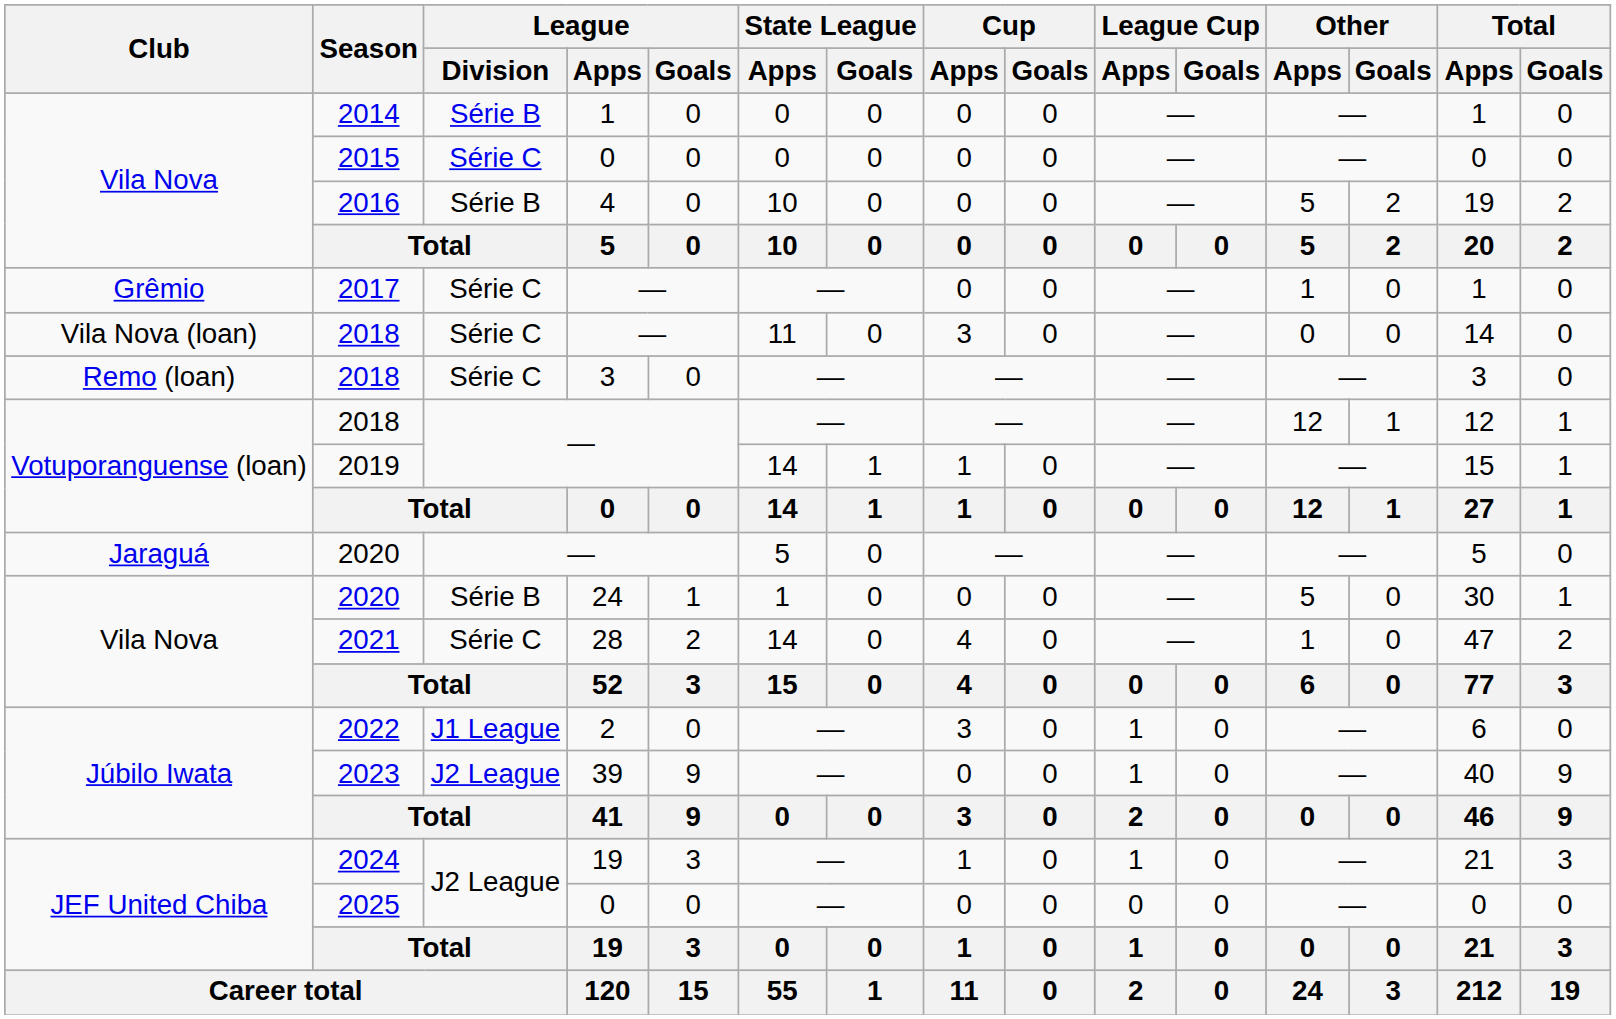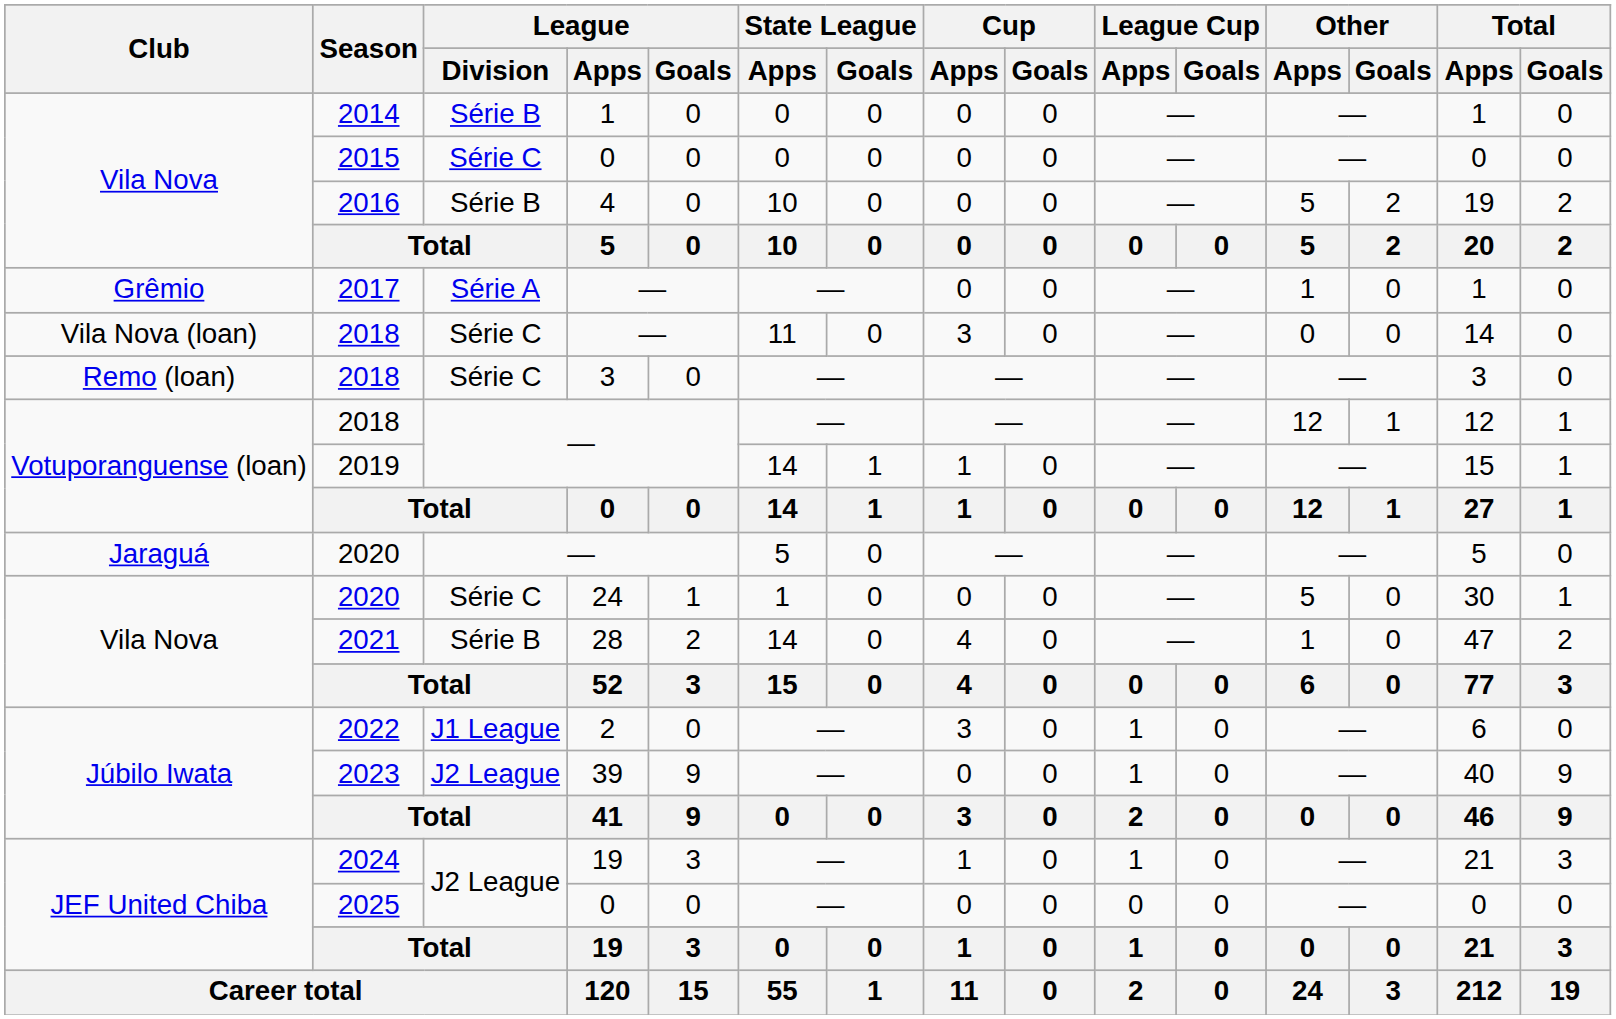(495, 289) Série C -> (495, 289) Série A
(495, 597) Série B -> (495, 597) Série C
(495, 641) Série C -> (495, 641) Série B
